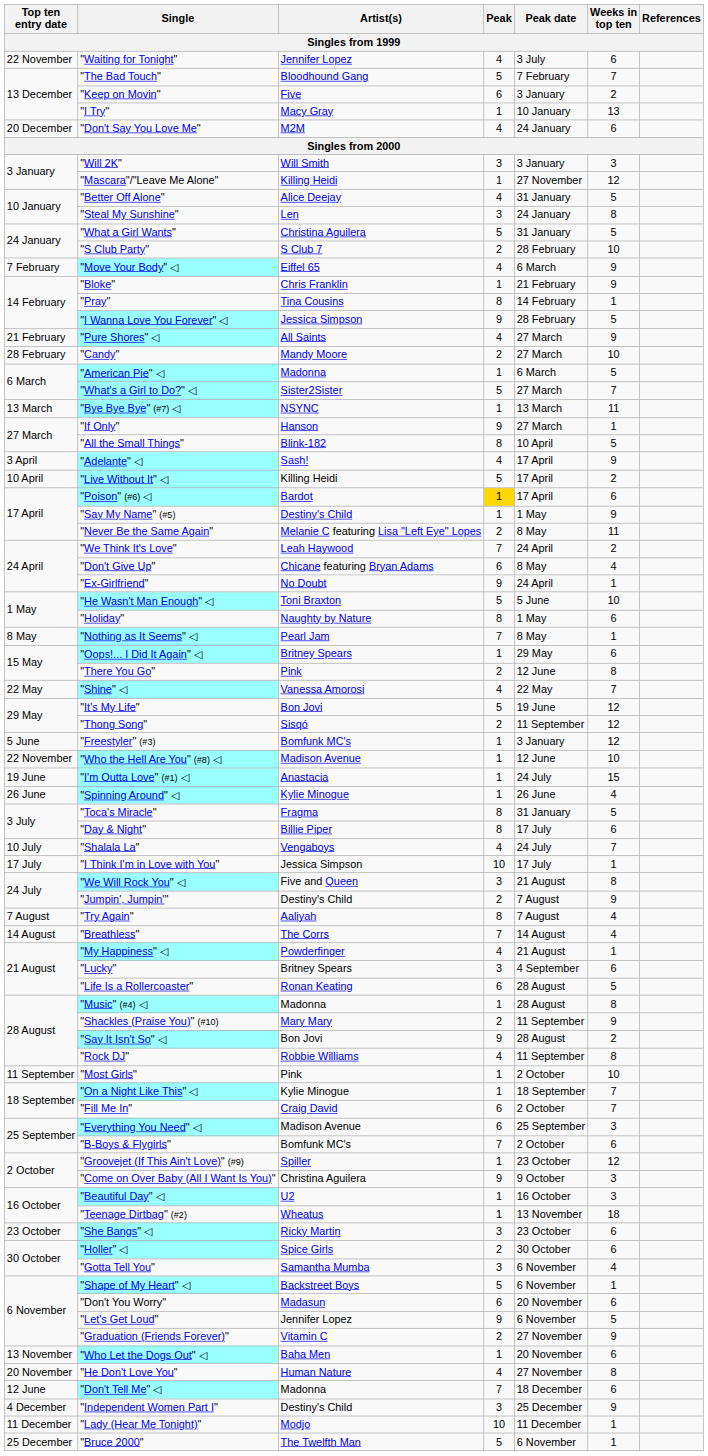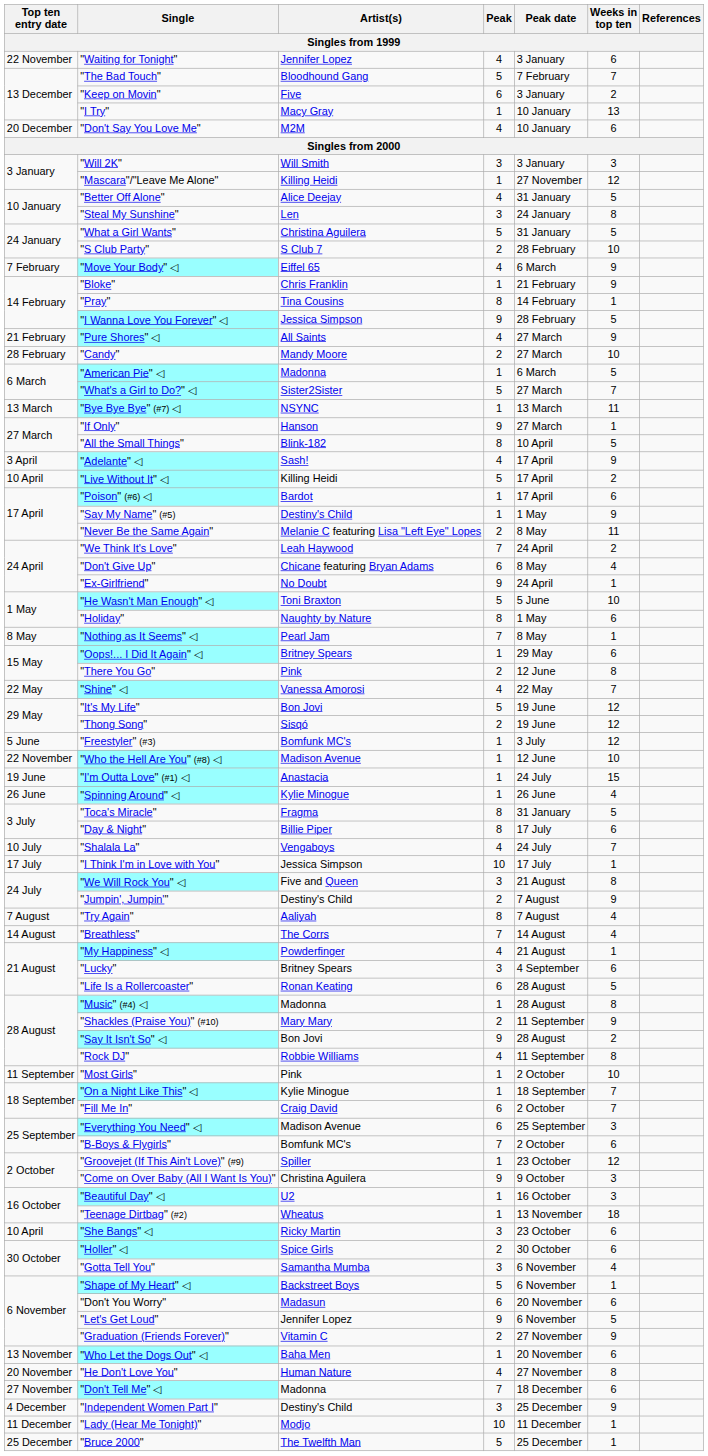(531, 59) 3 July -> (541, 59) 3 January
(544, 128) 24 January -> (544, 128) 10 January
(499, 497) gold background -> (499, 497) no background
(551, 724) 11 September -> (536, 724) 19 June
(541, 741) 3 January -> (531, 741) 3 July
(34, 1231) 23 October -> (25, 1231) 10 April
(26, 1389) 12 June -> (40, 1389) 27 November
(546, 1442) 6 November -> (549, 1442) 25 December
